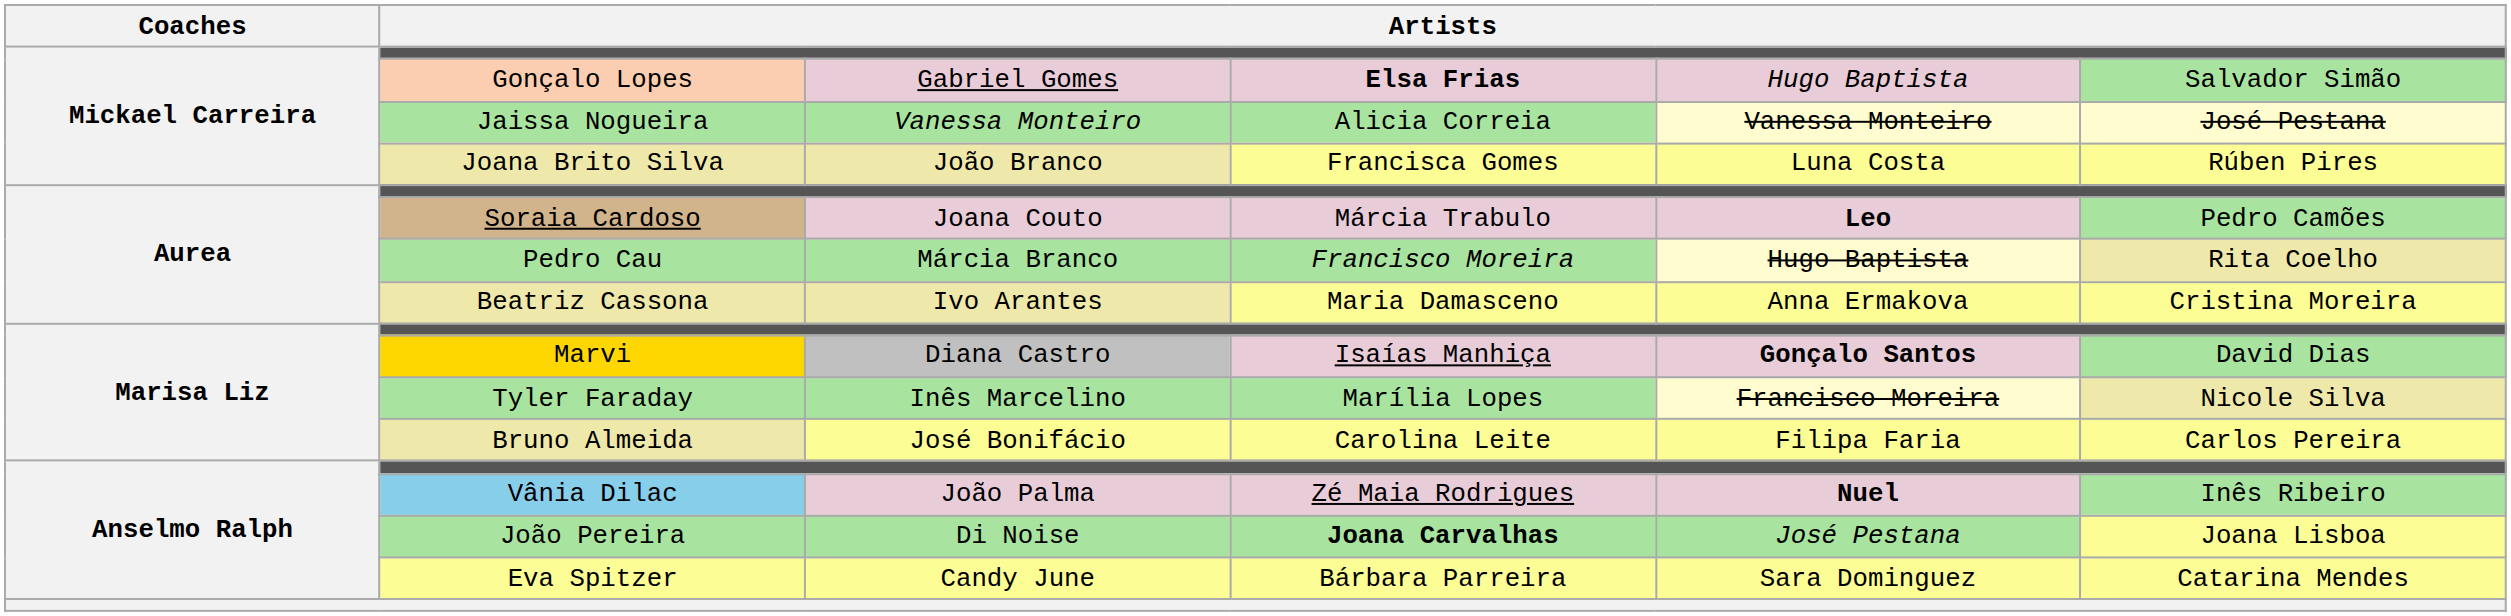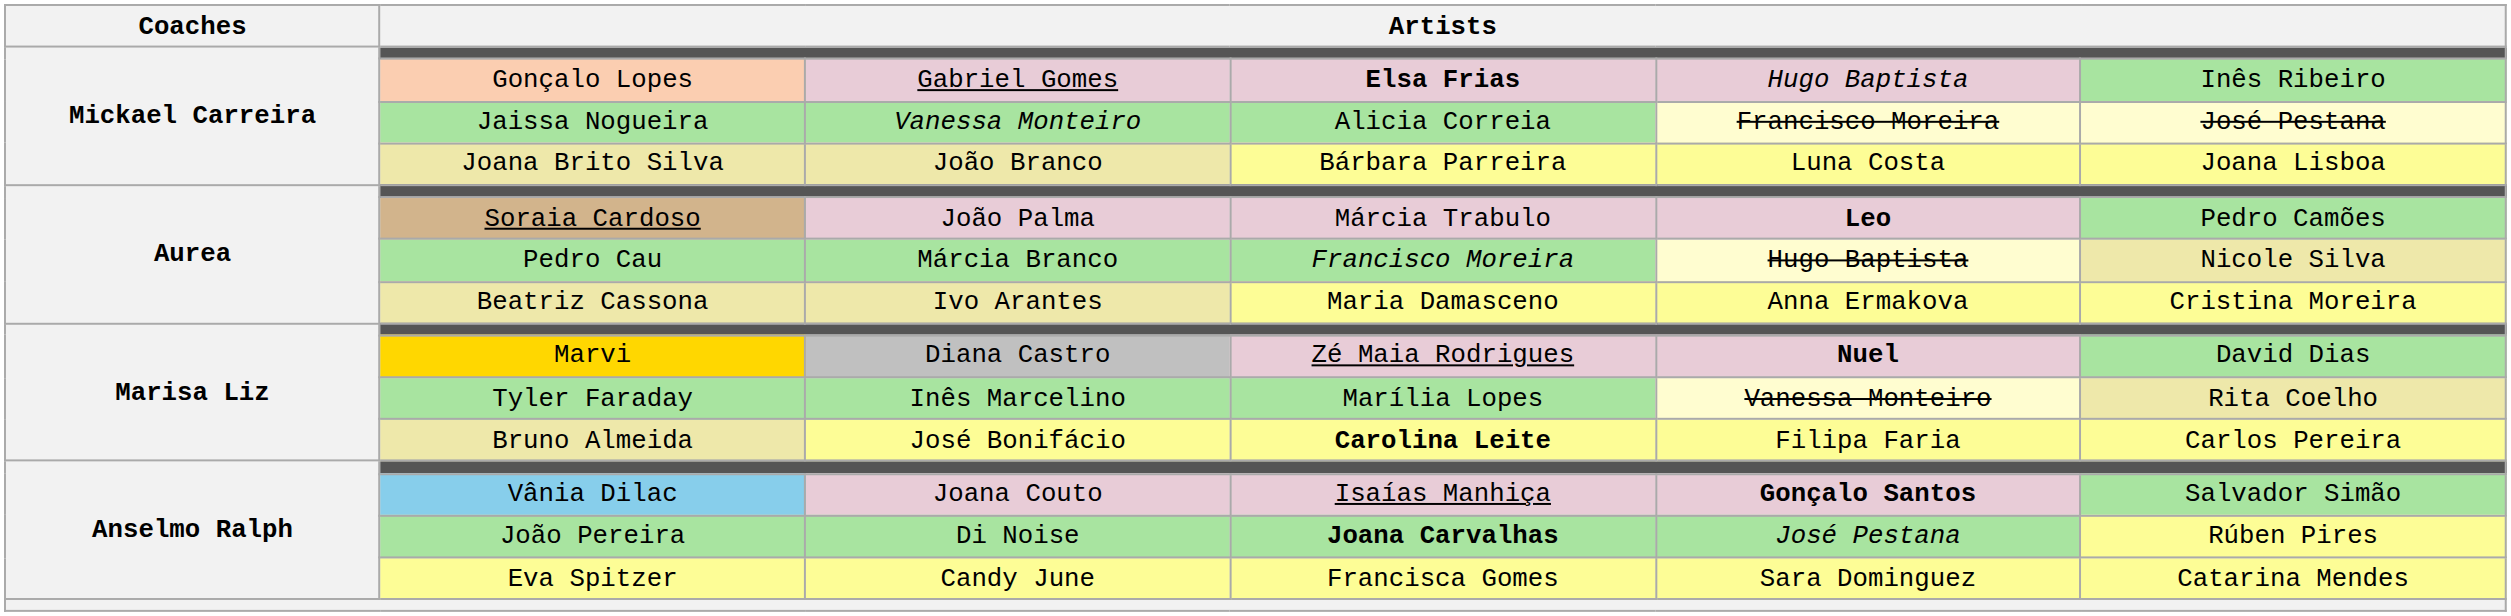(2293, 80) Salvador Simão -> (2293, 80) Inês Ribeiro
(1868, 122) Vanessa Monteiro -> (1868, 122) Francisco Moreira
(1443, 164) Francisca Gomes -> (1443, 164) Bárbara Parreira
(2293, 164) Rúben Pires -> (2293, 164) Joana Lisboa
(1018, 218) Joana Couto -> (1018, 218) João Palma
(2293, 260) Rita Coelho -> (2293, 260) Nicole Silva
(1443, 356) Isaías Manhiça -> (1443, 356) Zé Maia Rodrigues
(1868, 356) Gonçalo Santos -> (1868, 356) Nuel
(1868, 398) Francisco Moreira -> (1868, 398) Vanessa Monteiro
(2293, 398) Nicole Silva -> (2293, 398) Rita Coelho
(1443, 440) normal -> (1443, 440) bold
(1018, 494) João Palma -> (1018, 494) Joana Couto
(1443, 494) Zé Maia Rodrigues -> (1443, 494) Isaías Manhiça
(1868, 494) Nuel -> (1868, 494) Gonçalo Santos
(2293, 494) Inês Ribeiro -> (2293, 494) Salvador Simão
(2293, 536) Joana Lisboa -> (2293, 536) Rúben Pires
(1443, 578) Bárbara Parreira -> (1443, 578) Francisca Gomes
